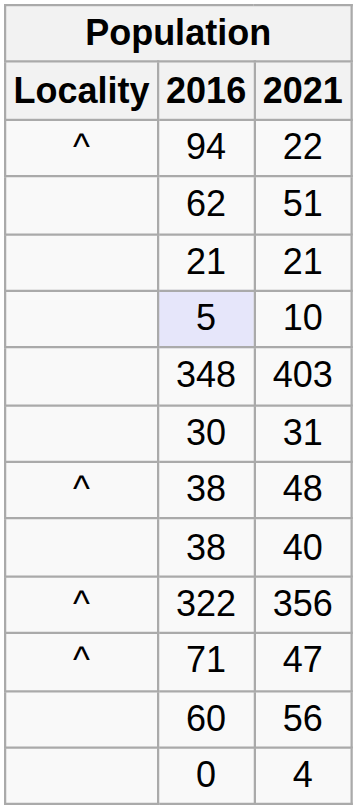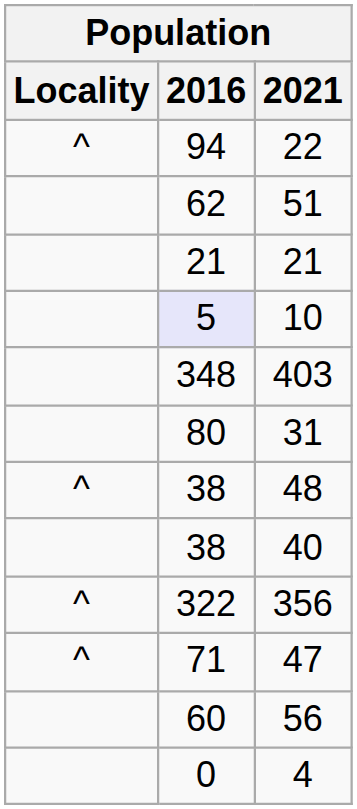(206, 432) 30 -> (206, 432) 80
